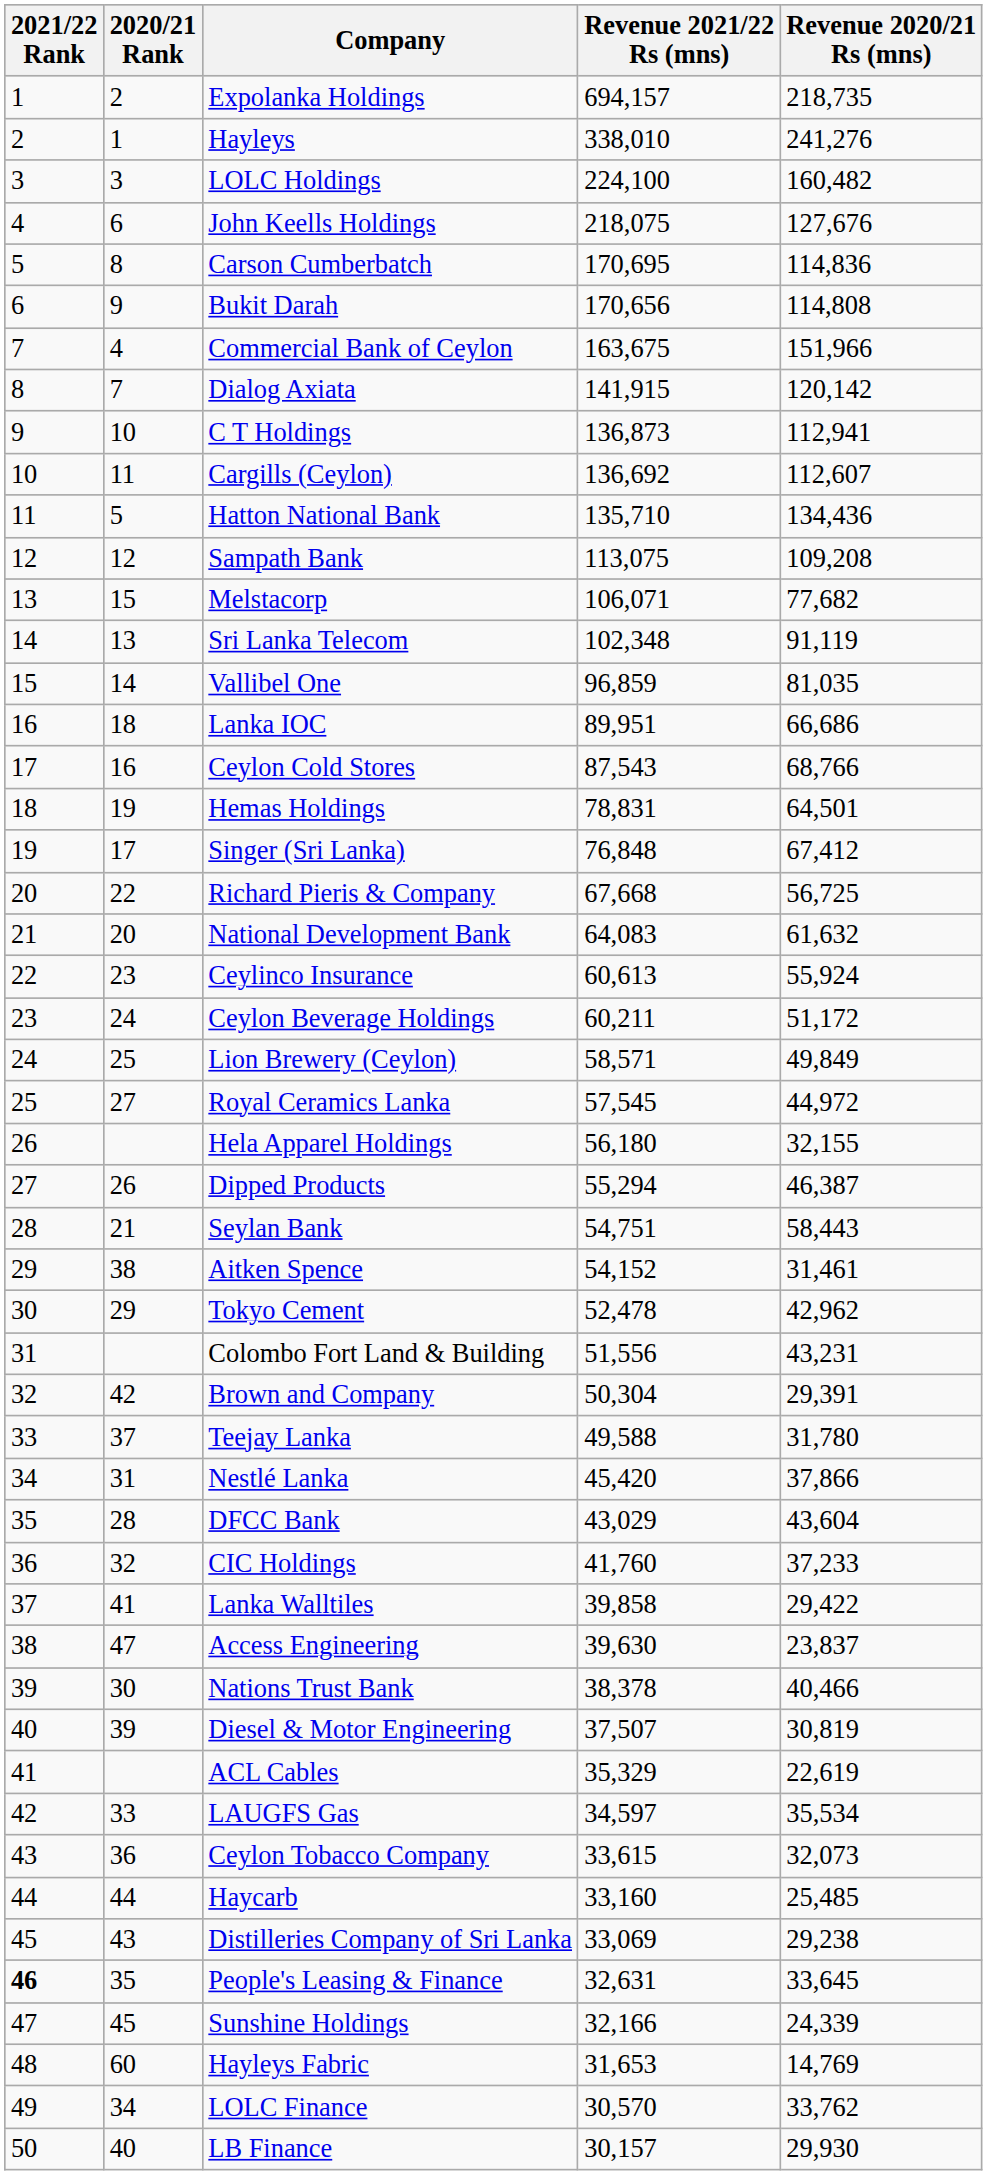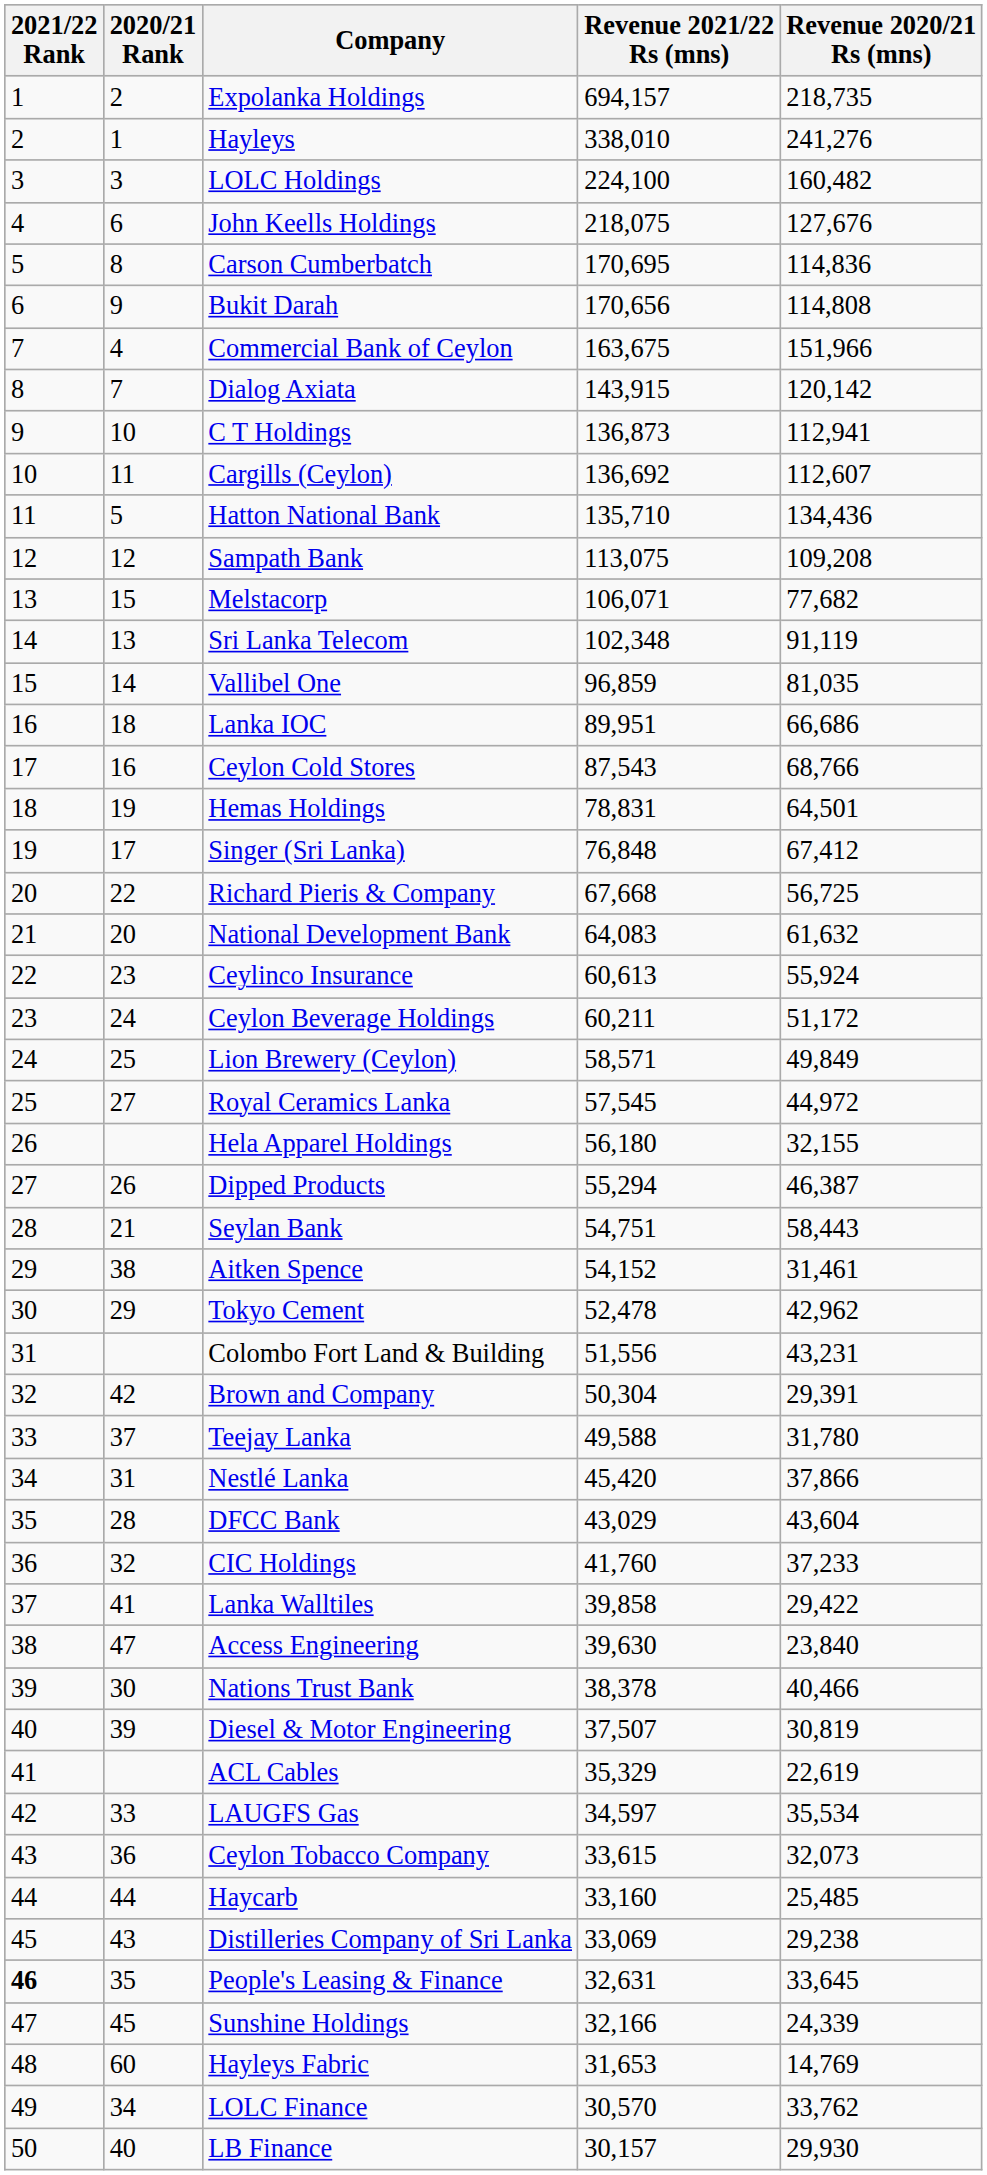(627, 390) 141,915 -> (627, 390) 143,915
(823, 1646) 23,837 -> (823, 1646) 23,840
